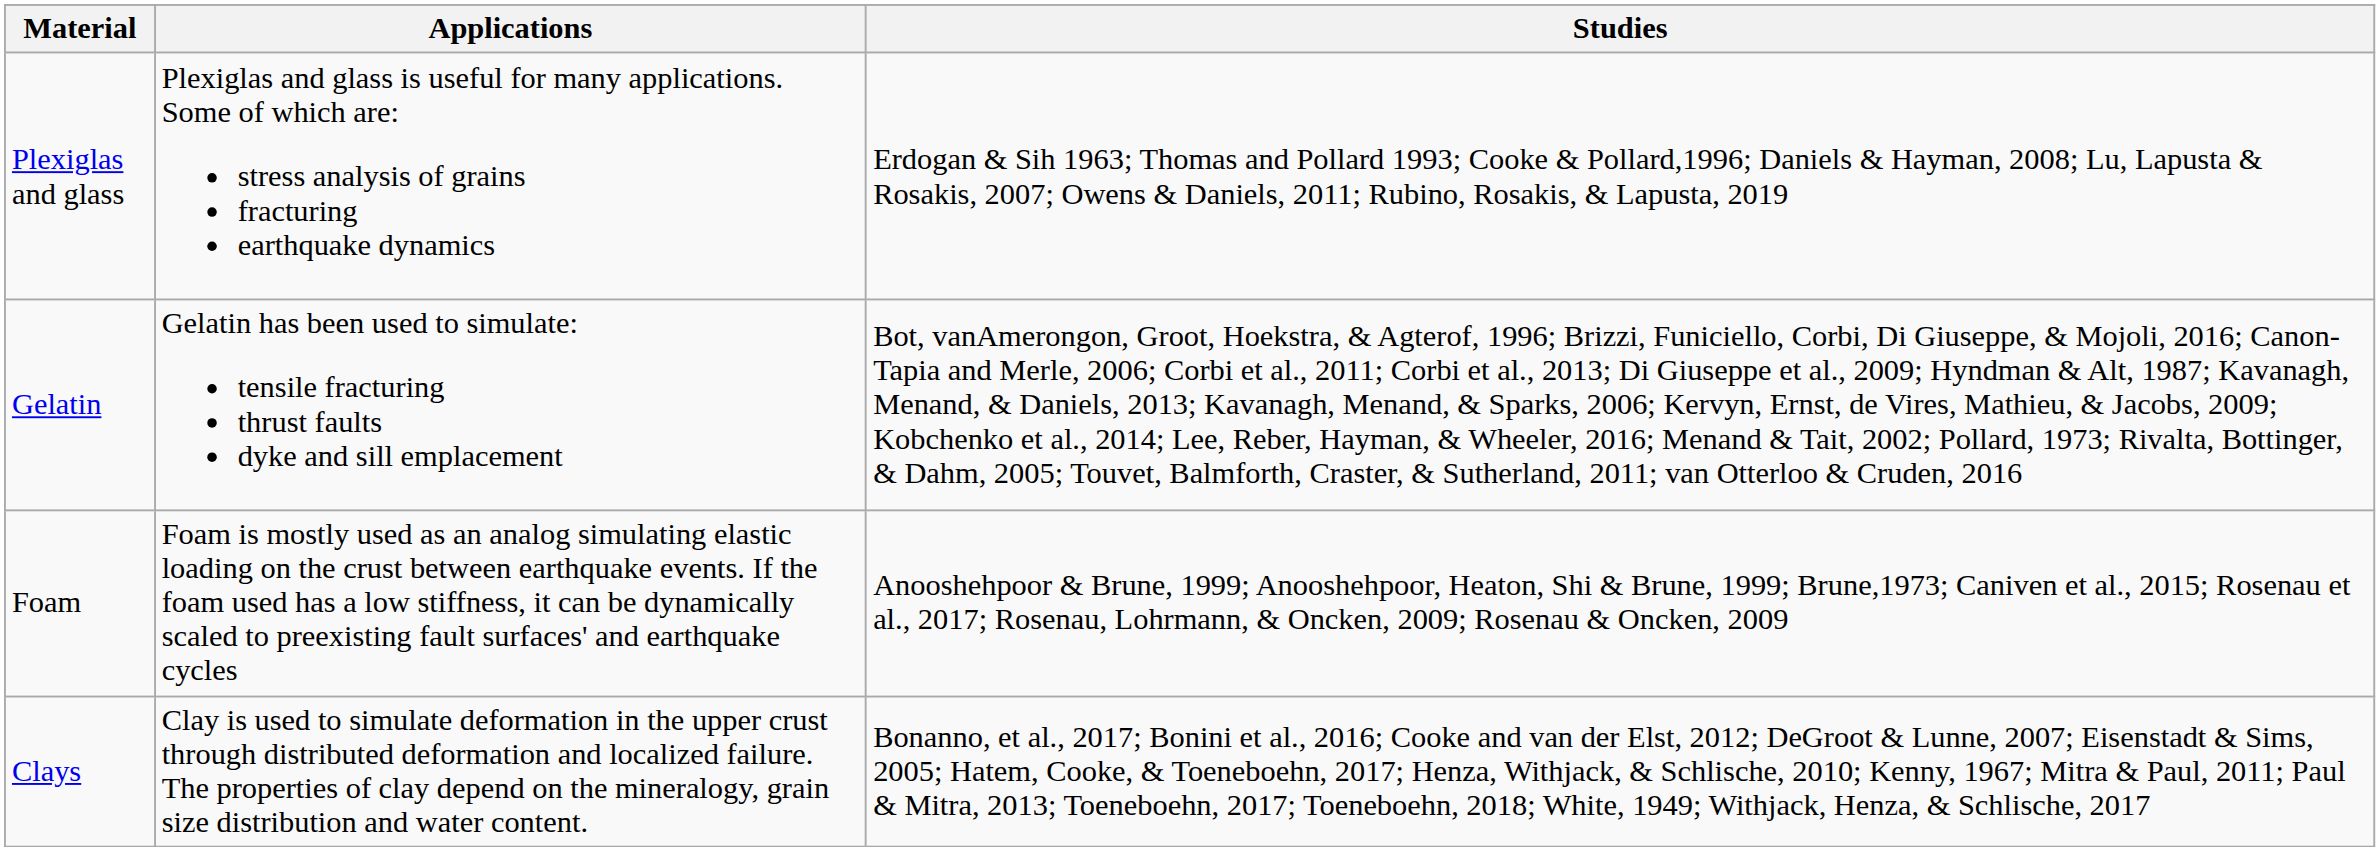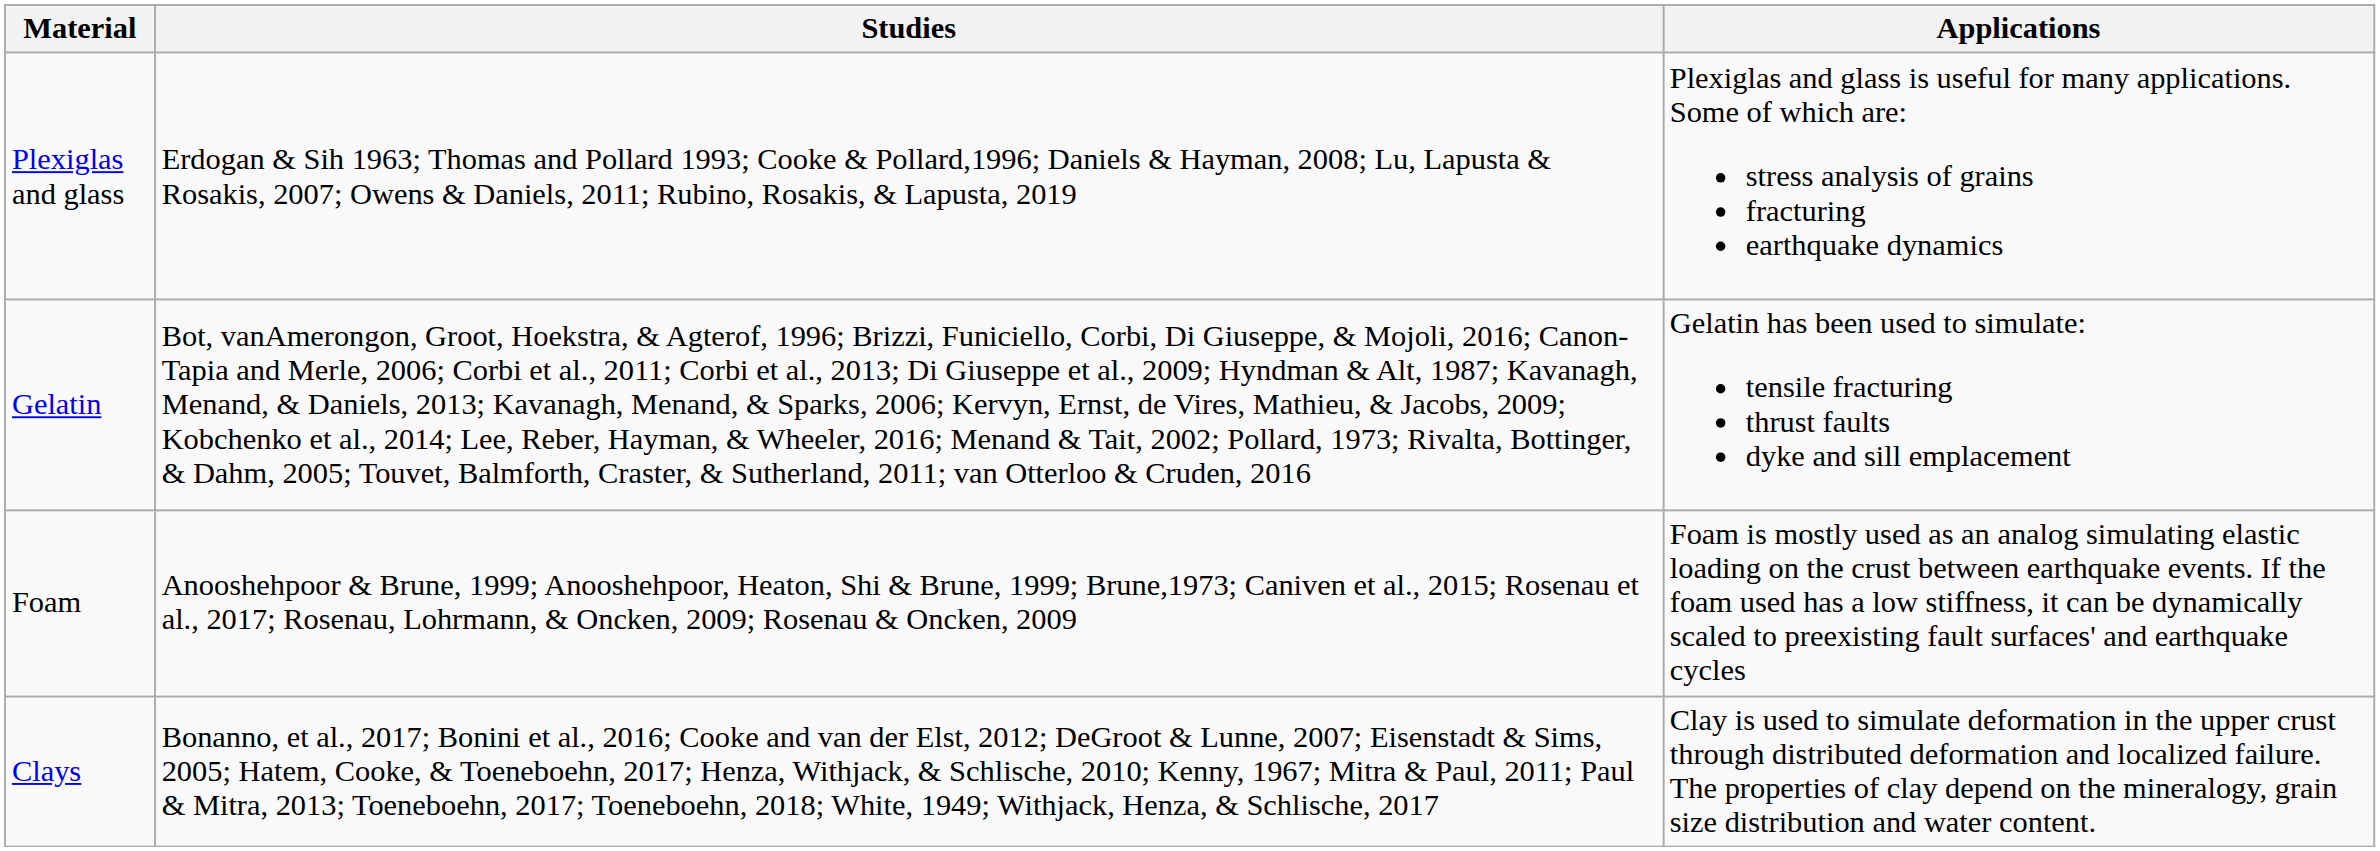columns swapped: (510, 28) <-> (1620, 28)
